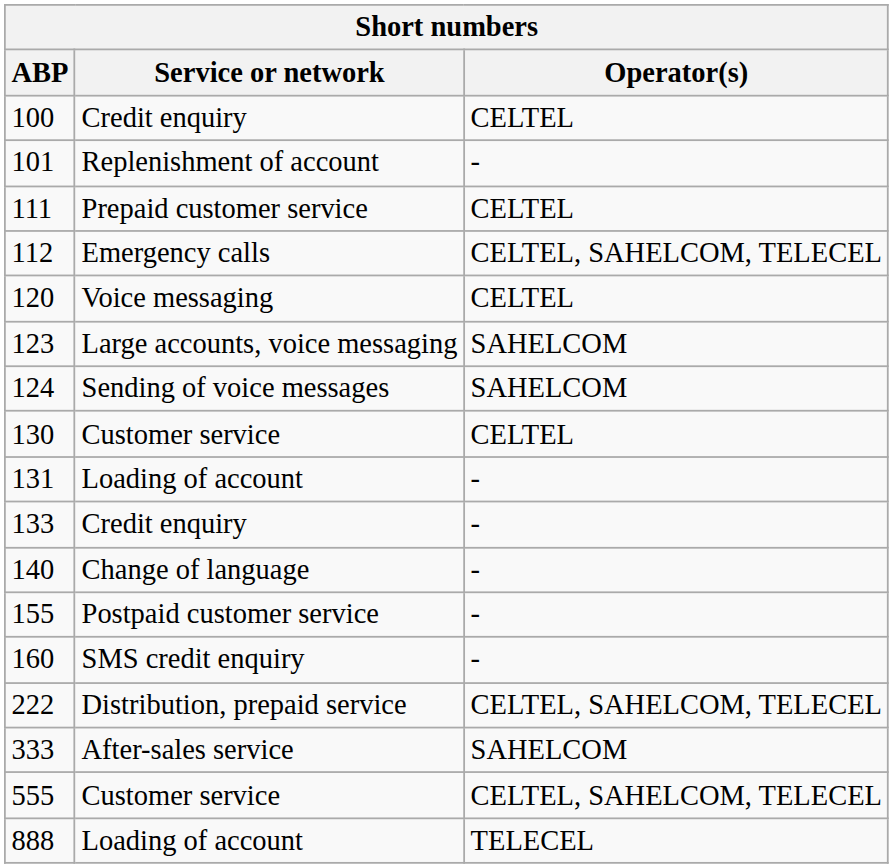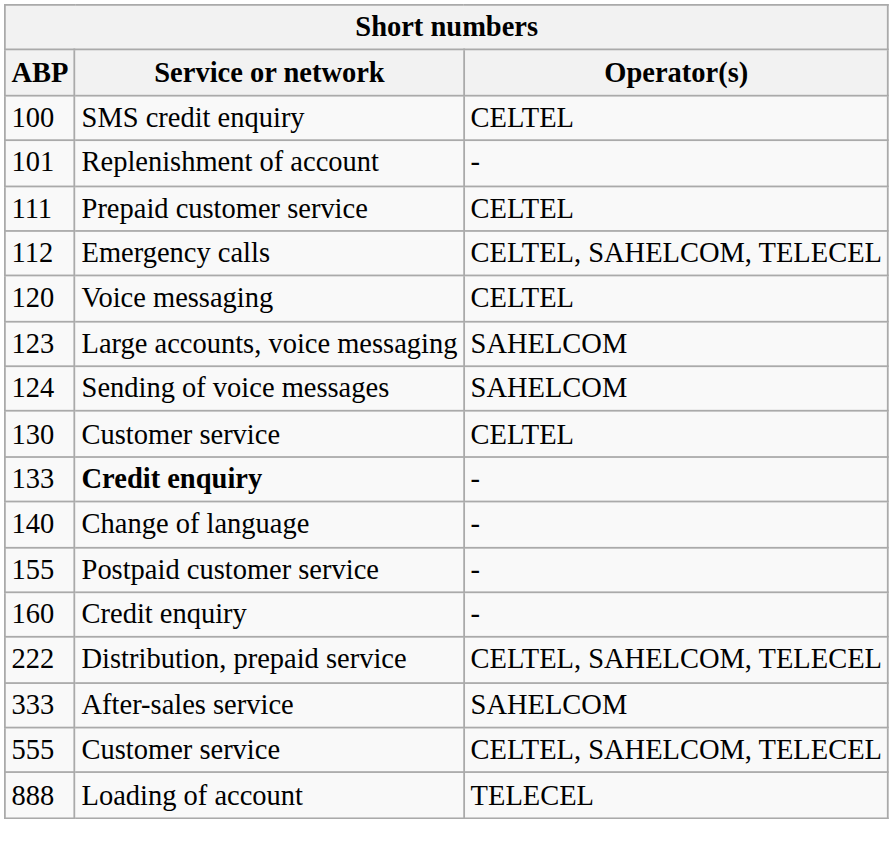(164, 117) Credit enquiry -> (193, 117) SMS credit enquiry
- row: (33, 478)
(164, 523) normal -> (172, 478) bold
(193, 659) SMS credit enquiry -> (164, 614) Credit enquiry
